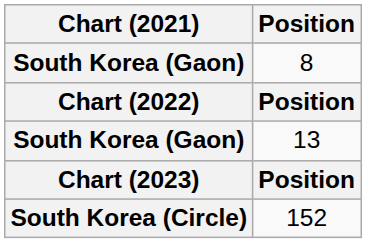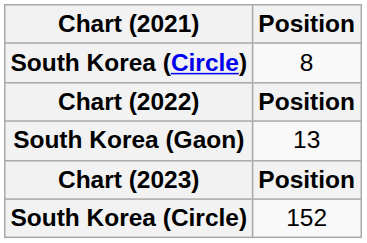(129, 62) South Korea (Gaon) -> (129, 62) South Korea (Circle)
